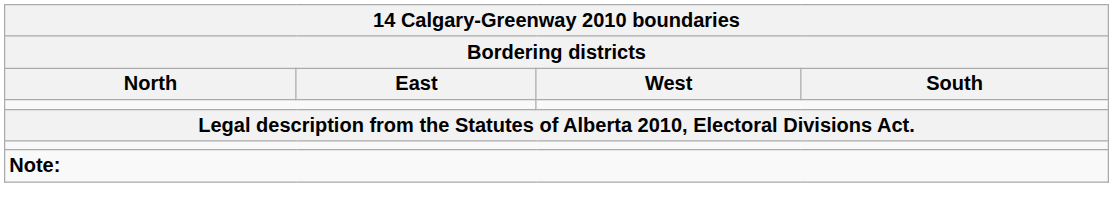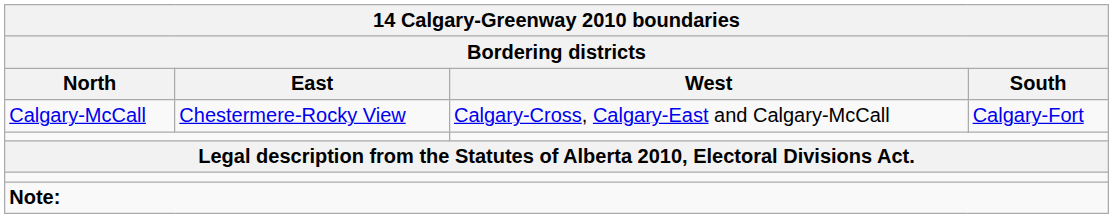+ row: (78, 115)
